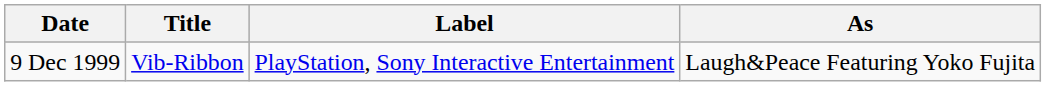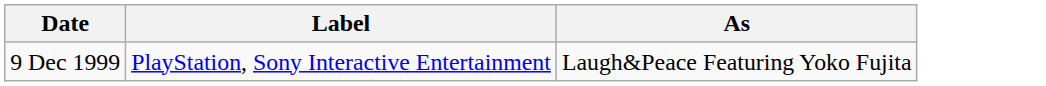- column: (187, 23)
